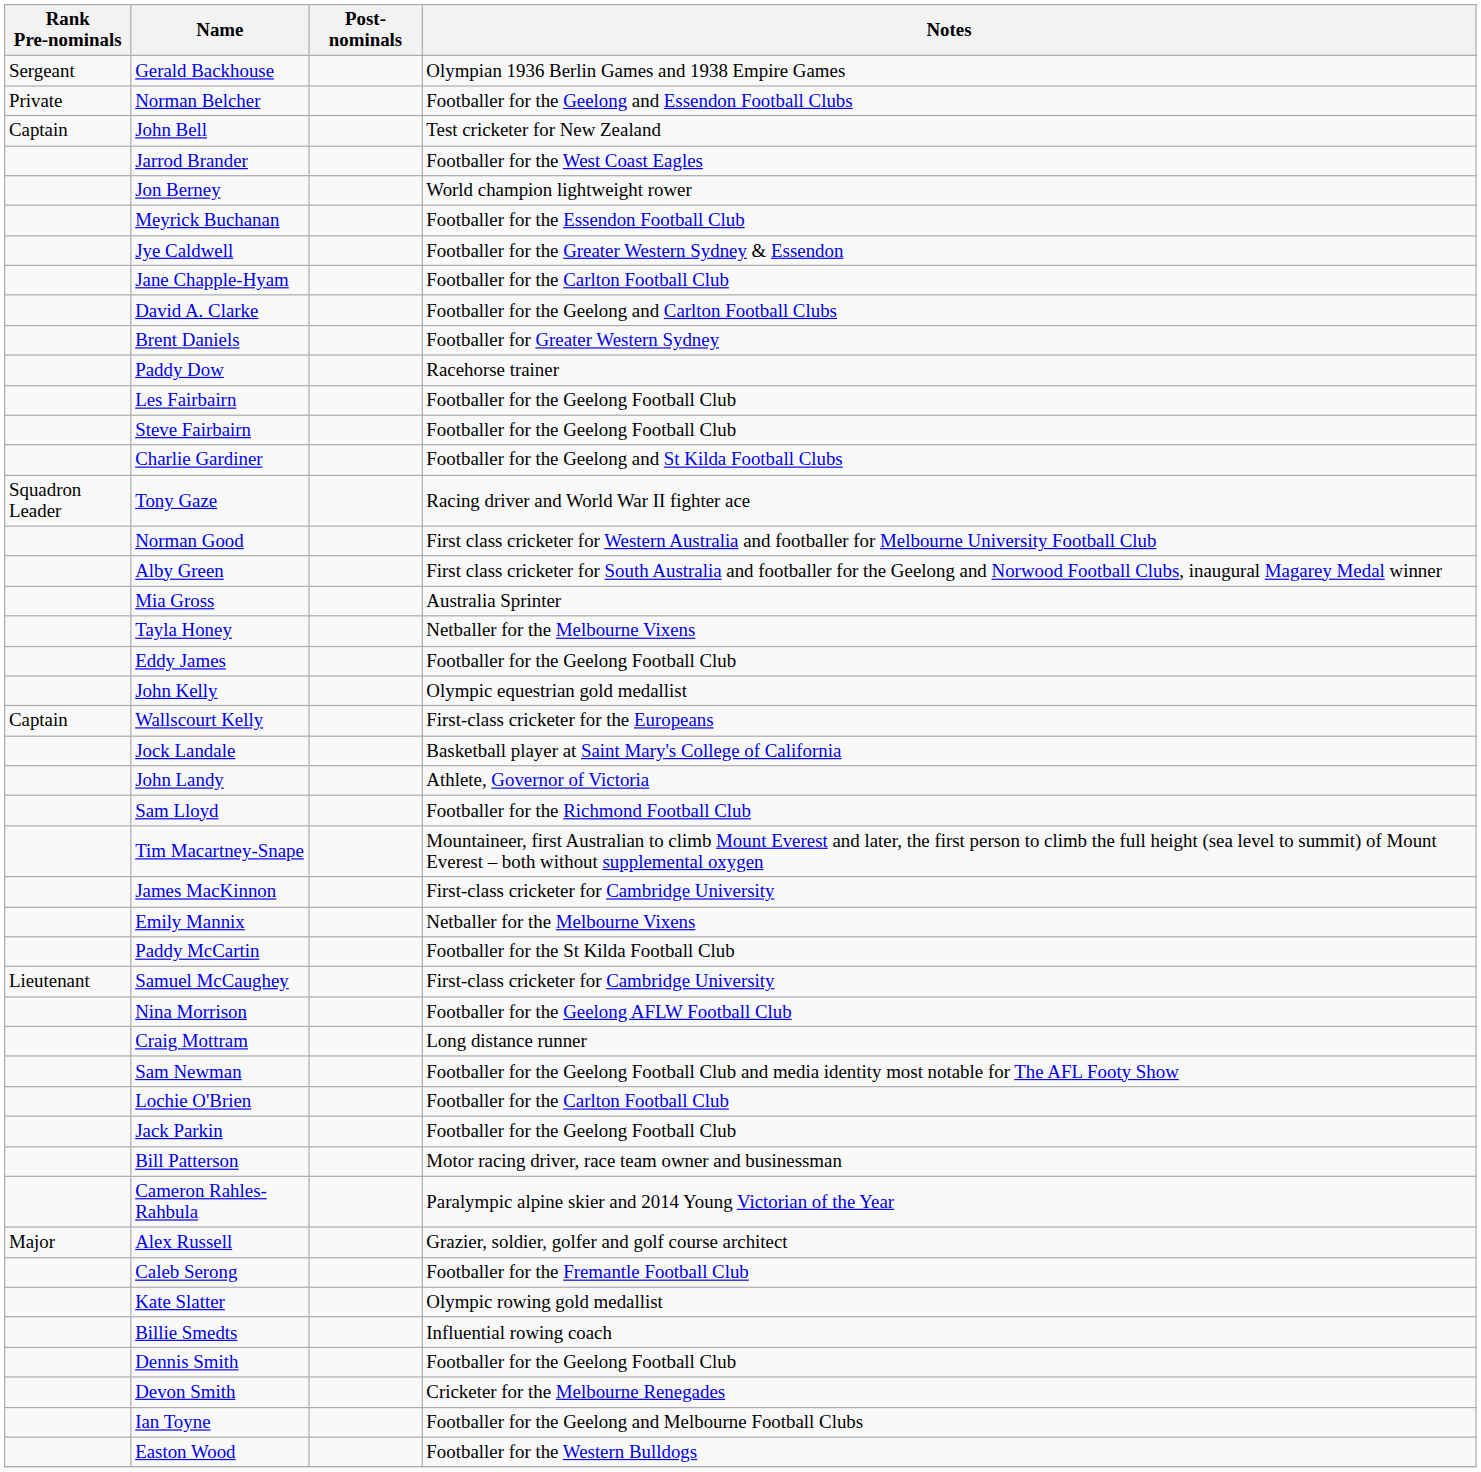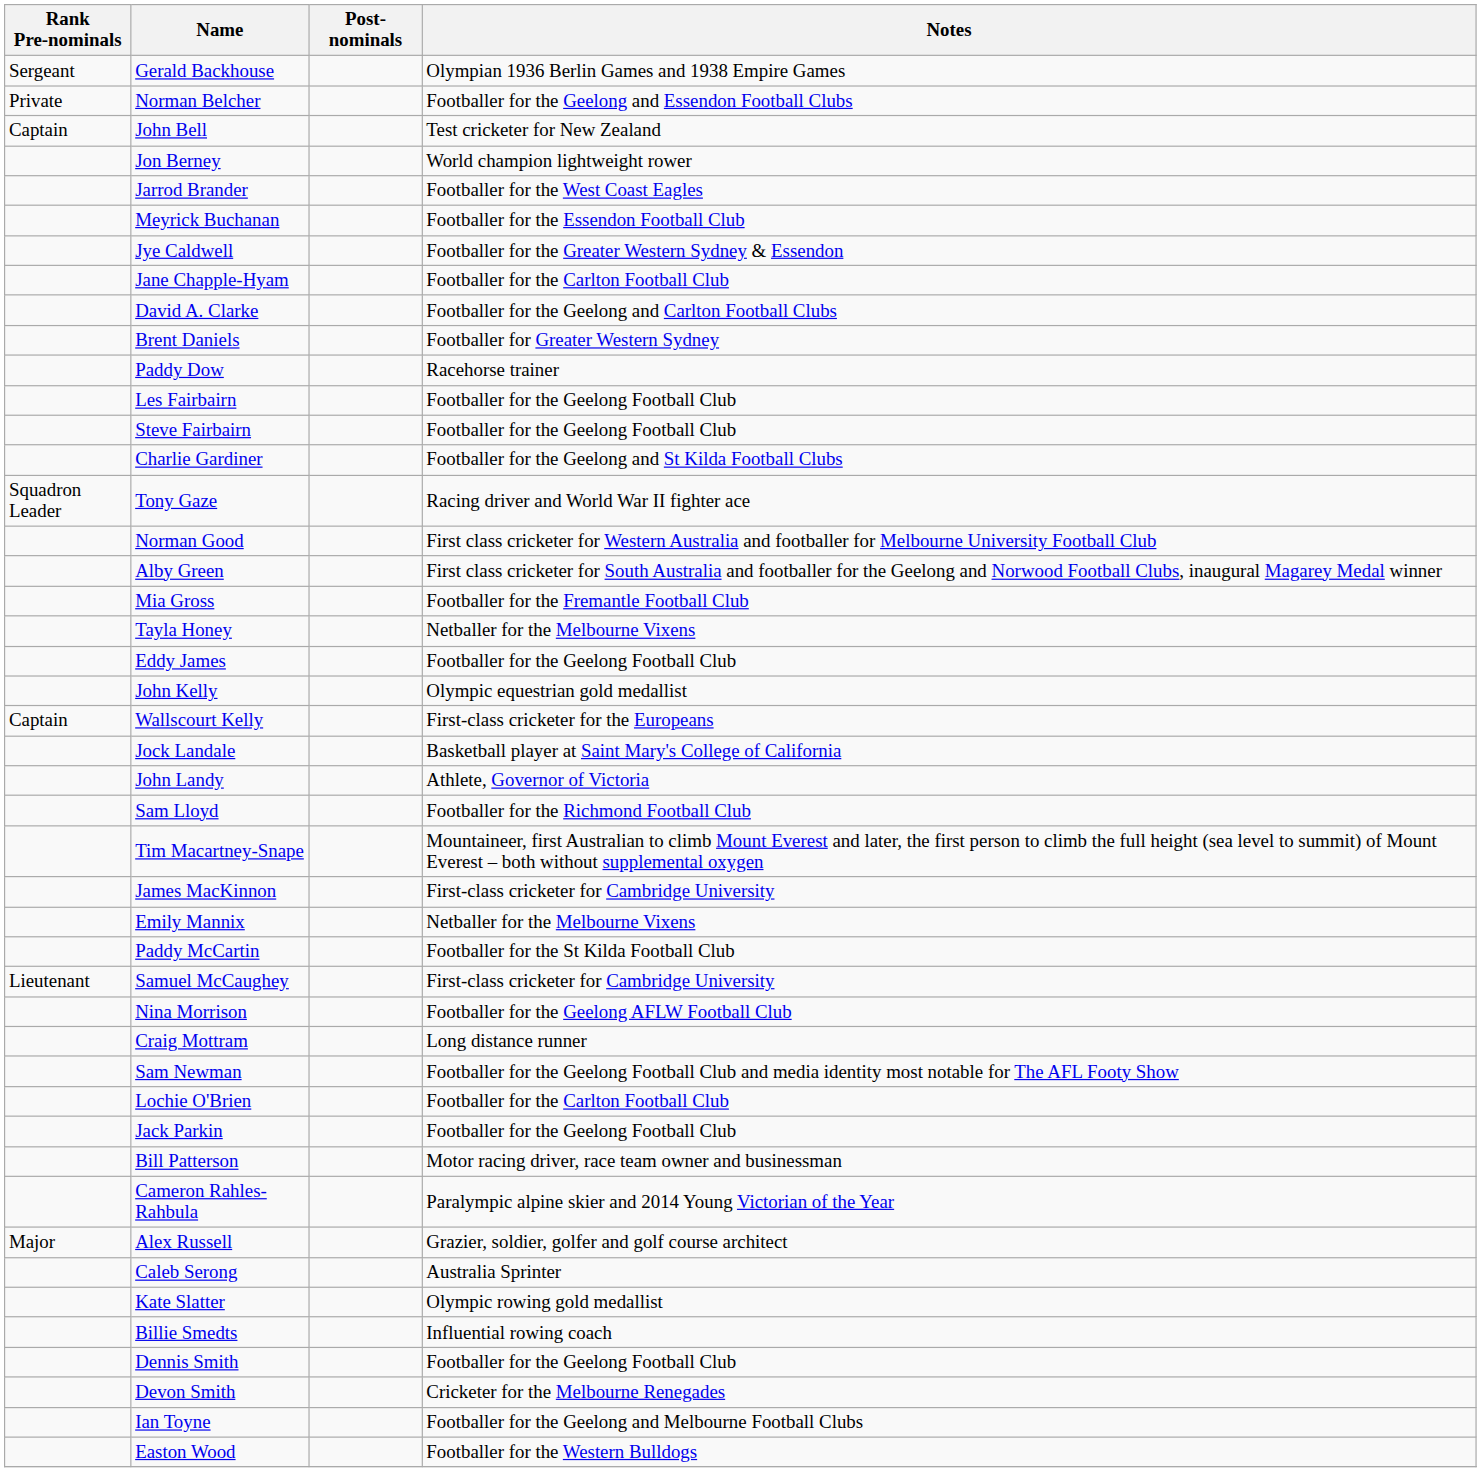rows swapped: (178, 190) <-> (192, 160)
(494, 600) Australia Sprinter -> (588, 600) Footballer for the Fremantle Football Club
(588, 1272) Footballer for the Fremantle Football Club -> (494, 1272) Australia Sprinter
